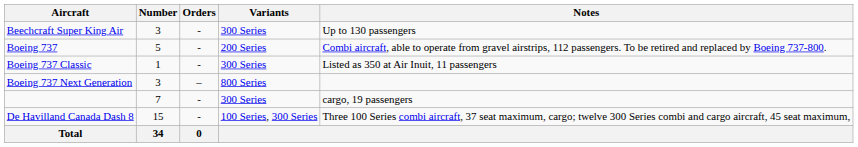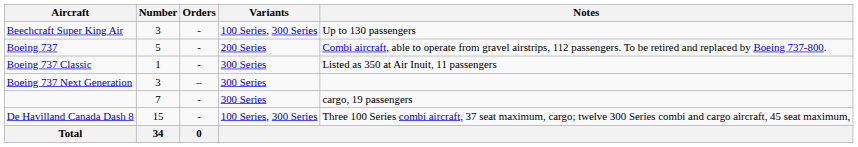(244, 30) 300 Series -> (269, 30) 100 Series, 300 Series
(244, 82) 800 Series -> (244, 82) 300 Series
